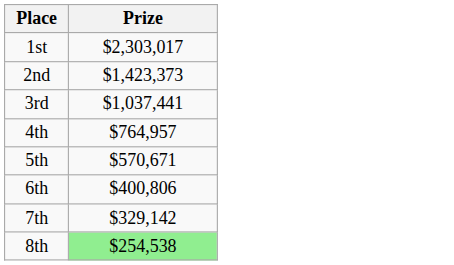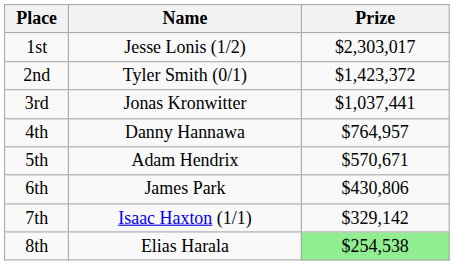+ column: (185, 18)
(143, 75) $1,423,373 -> (375, 75) $1,423,372
(143, 189) $400,806 -> (375, 189) $430,806
